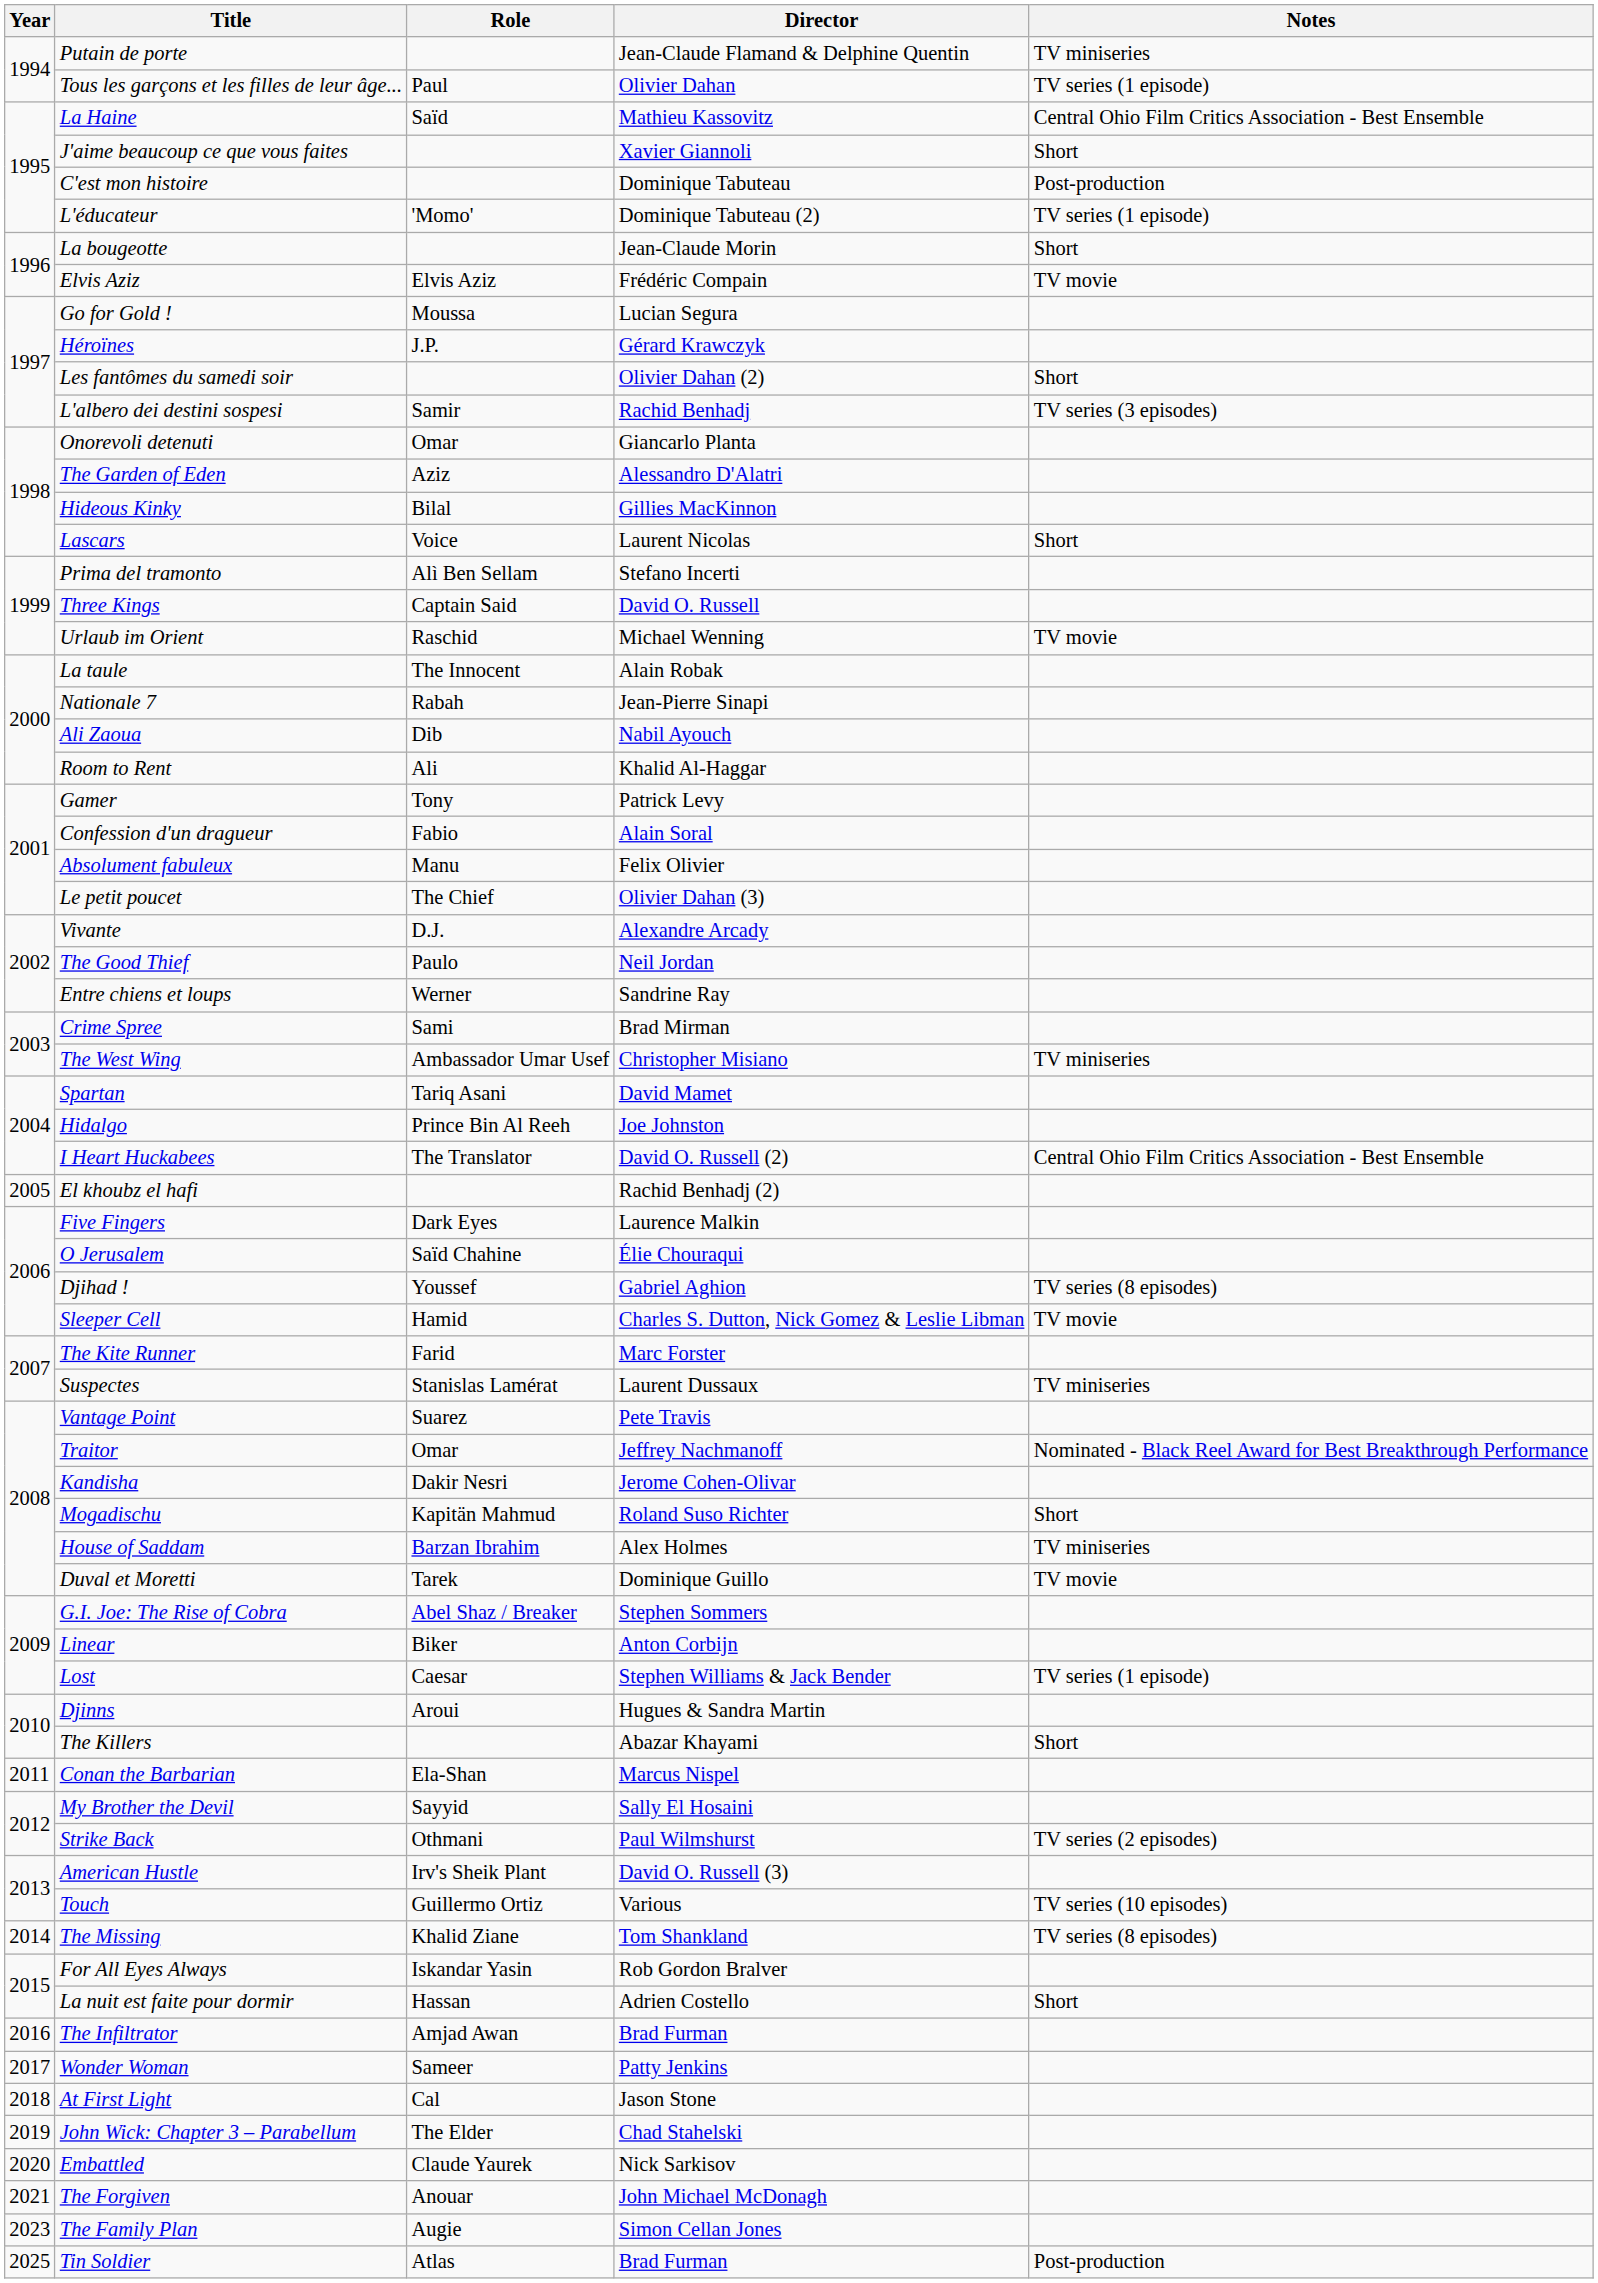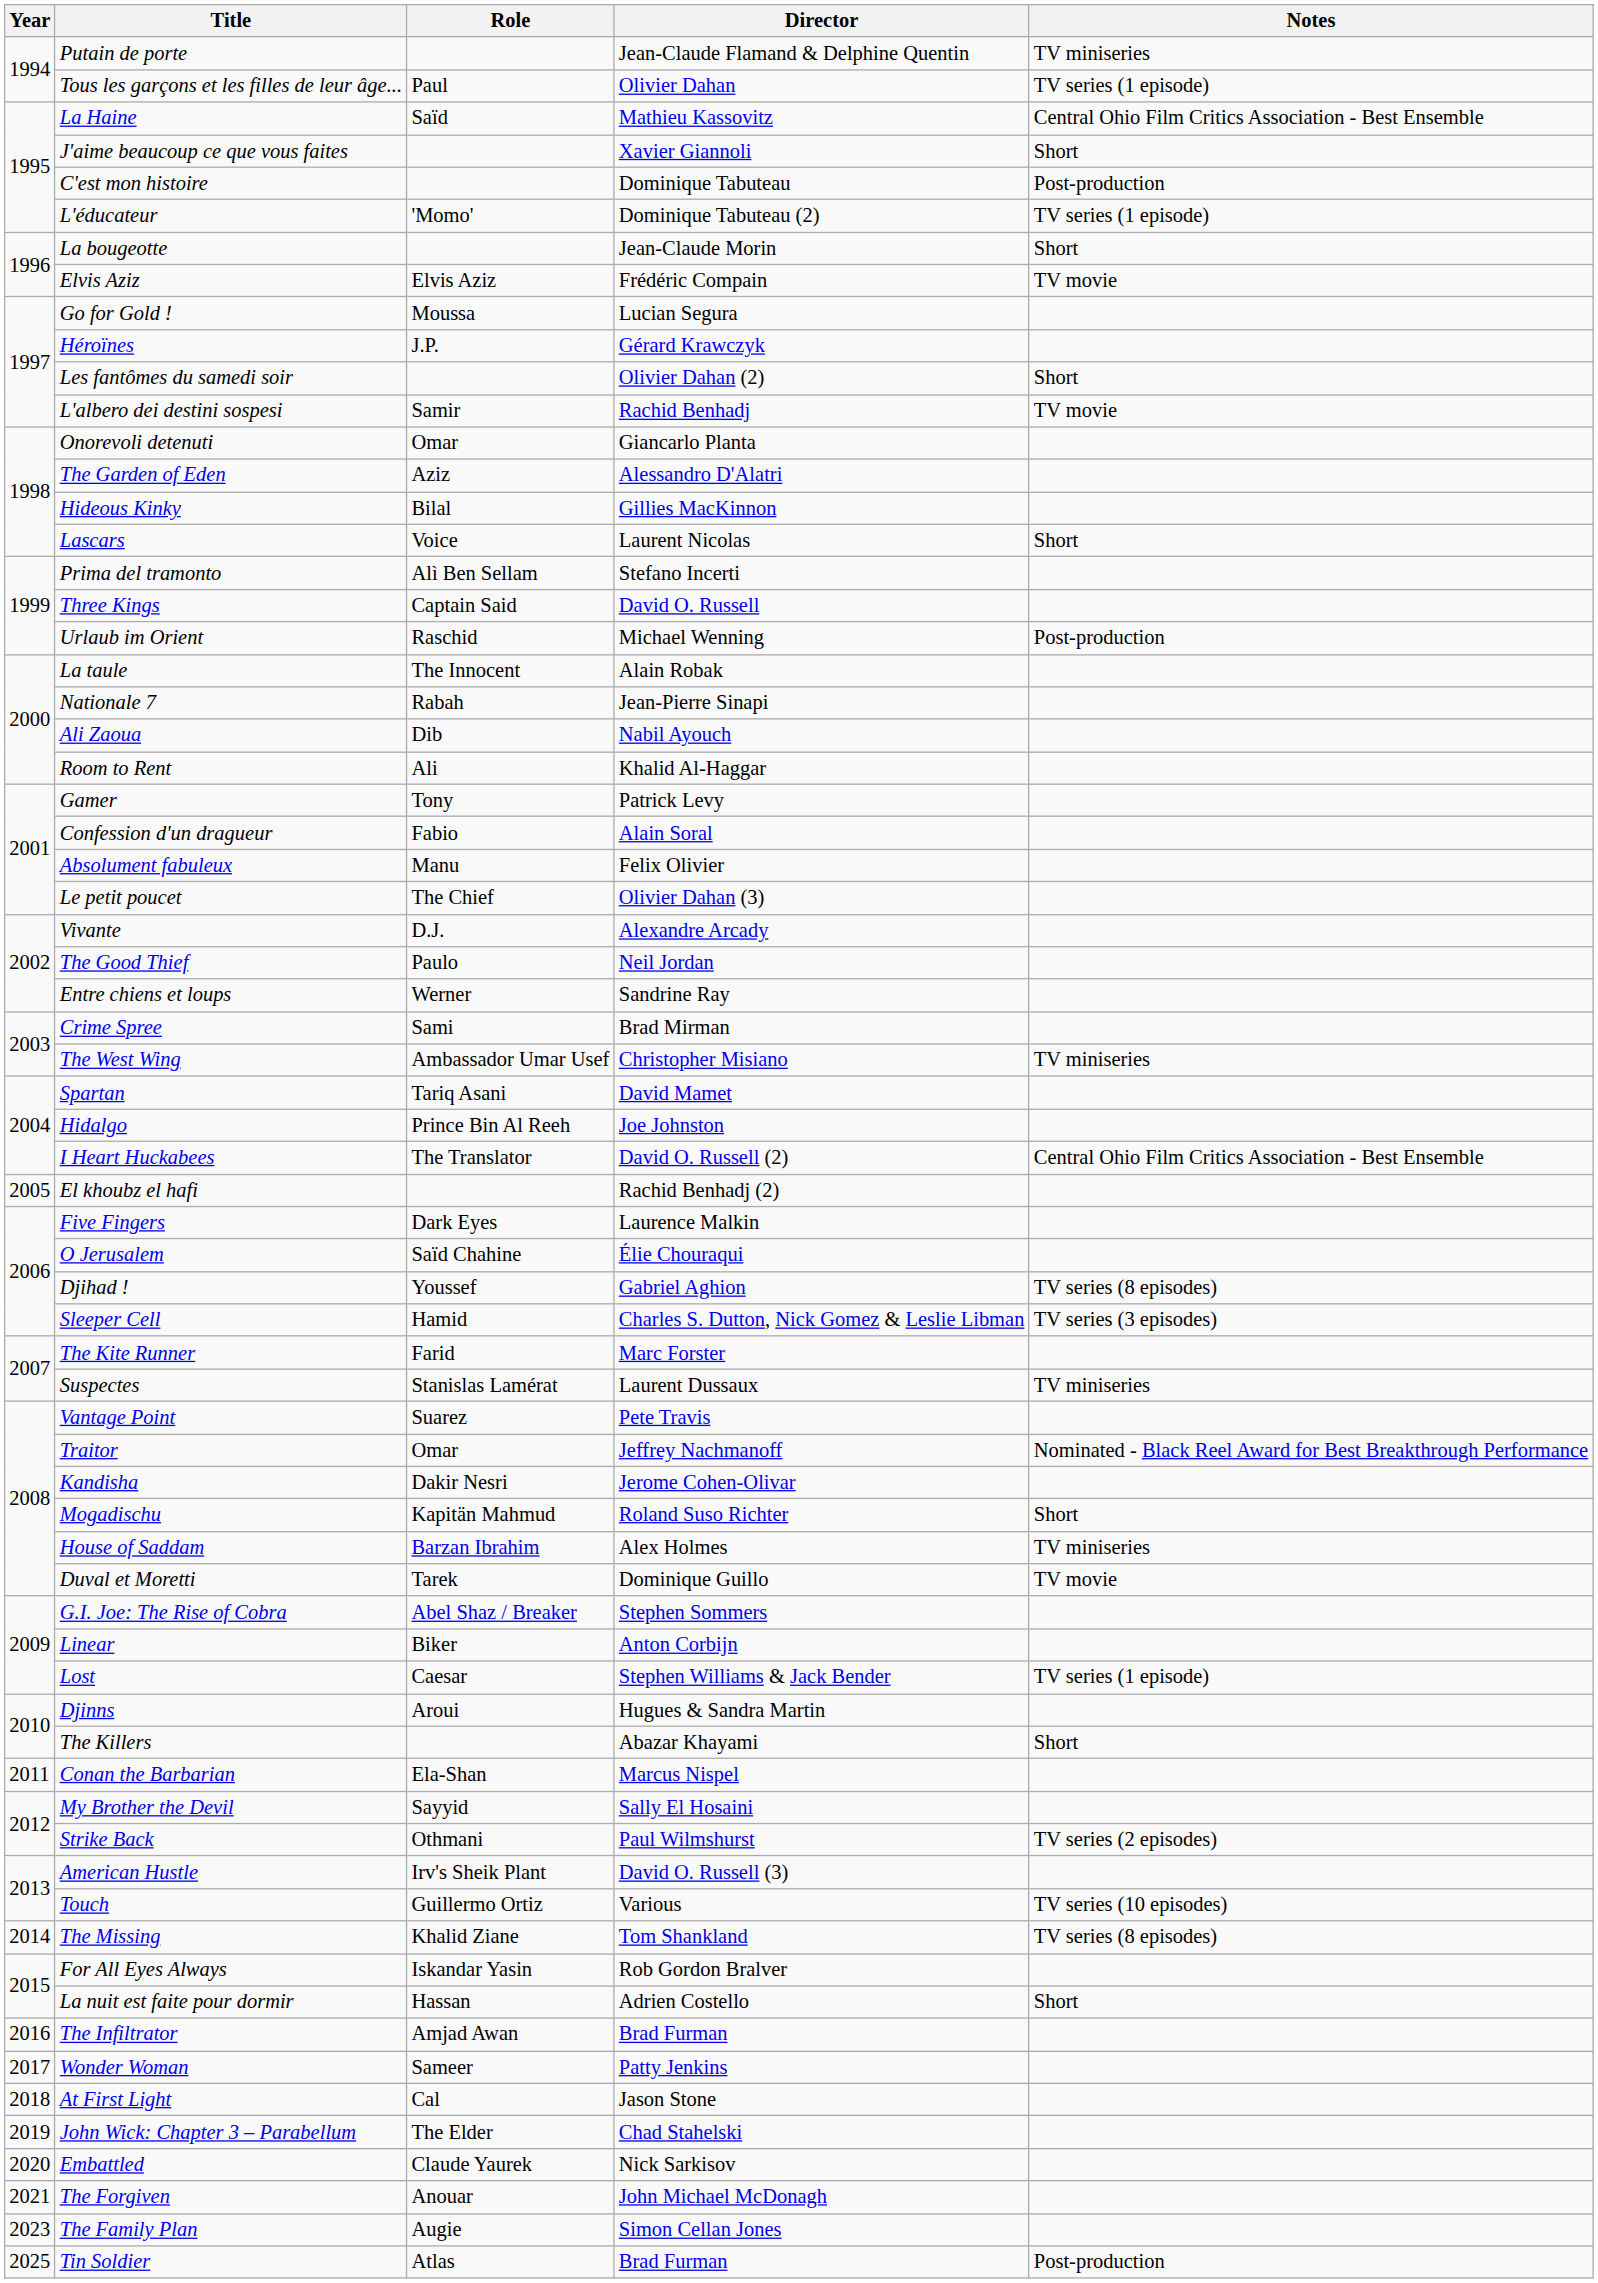(1125, 410) TV series (3 episodes) -> (1075, 410) TV movie
(1075, 637) TV movie -> (1099, 637) Post-production
(1075, 1319) TV movie -> (1125, 1319) TV series (3 episodes)
